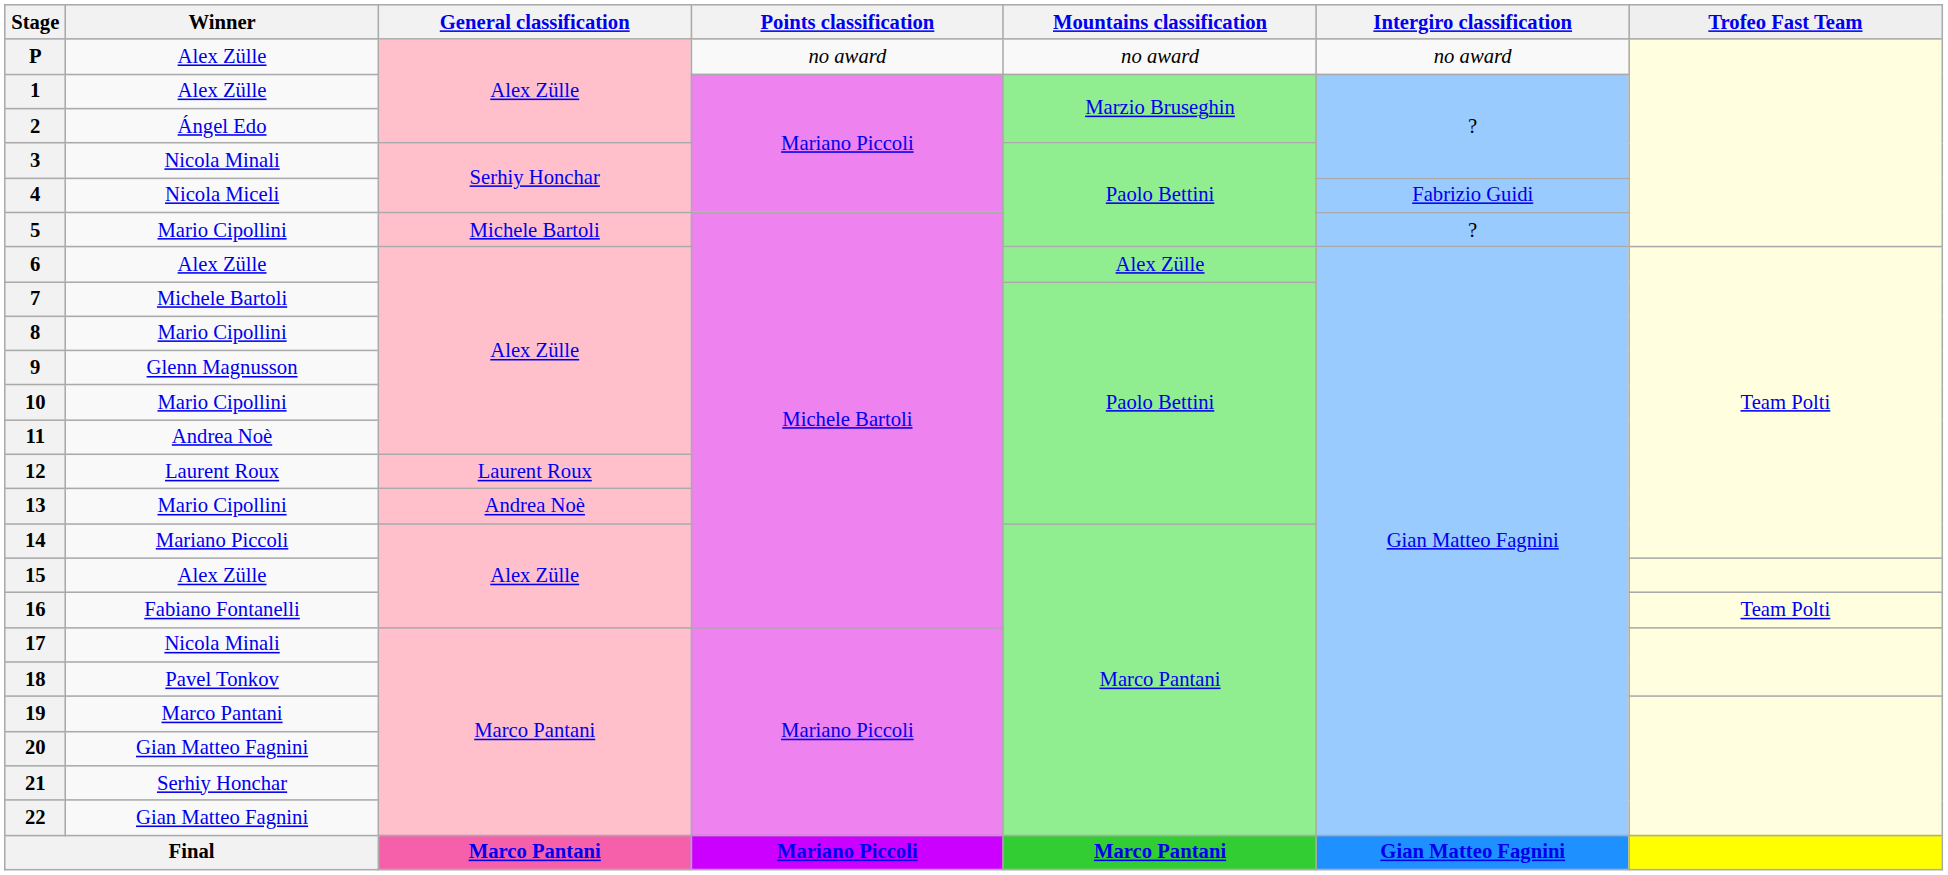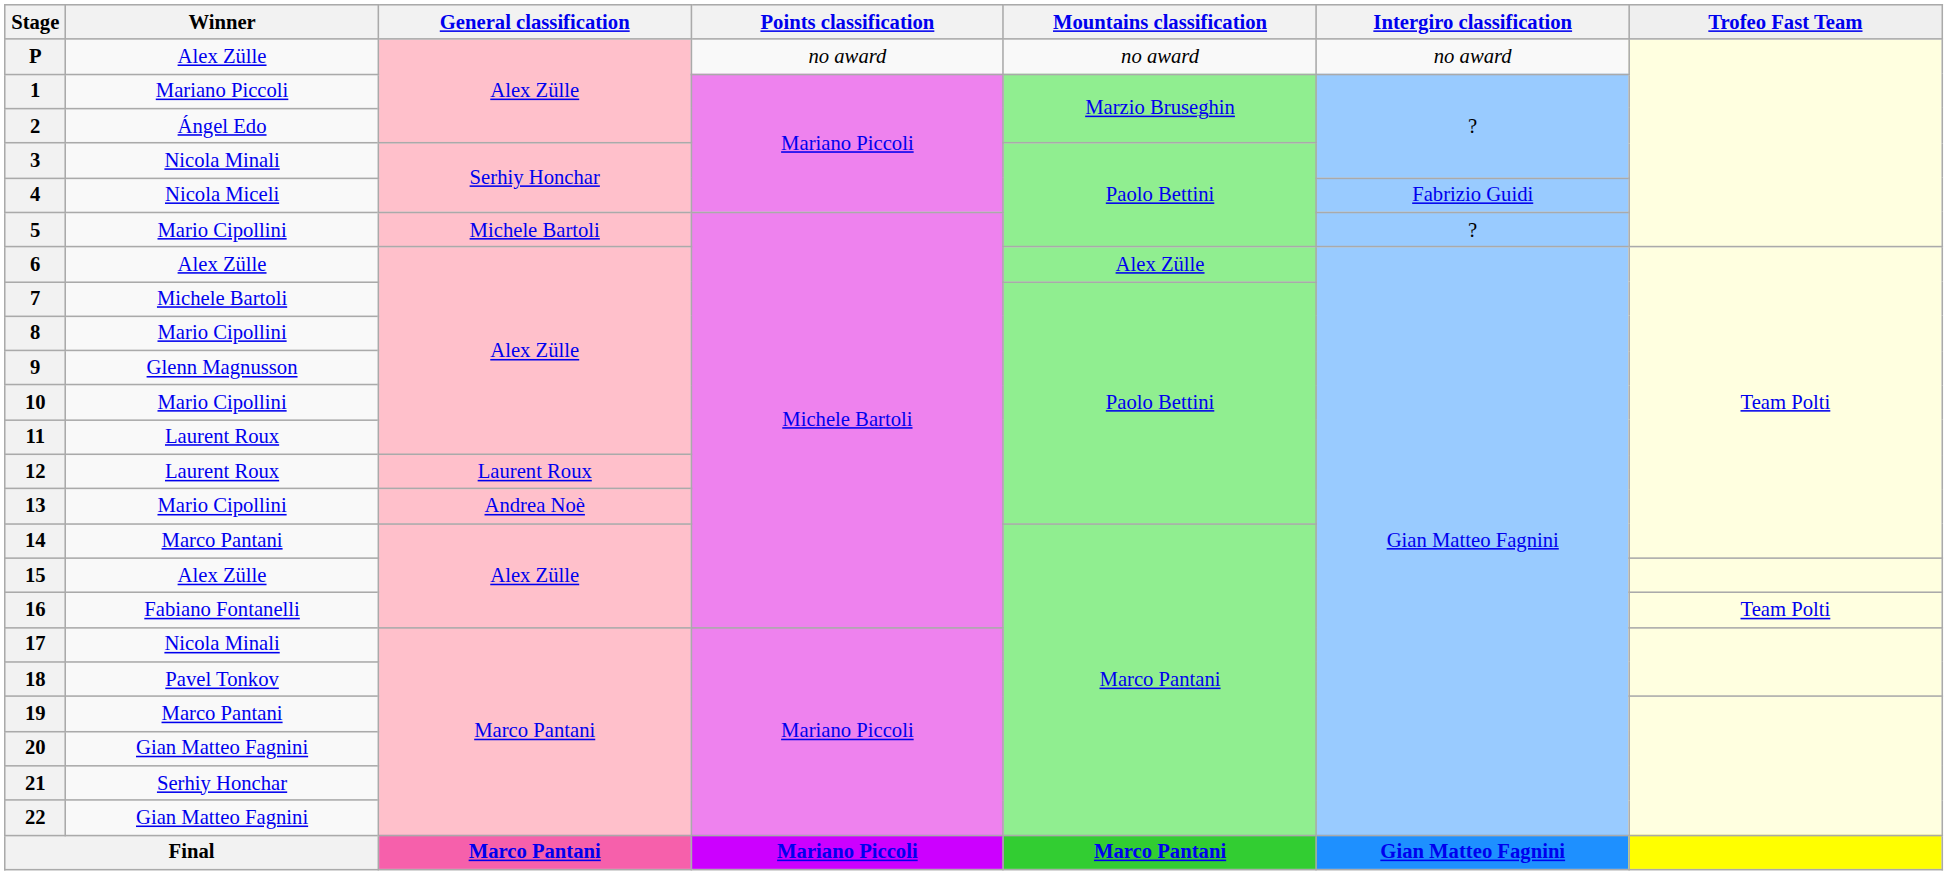(222, 91) Alex Zülle -> (222, 91) Mariano Piccoli
(222, 437) Andrea Noè -> (222, 437) Laurent Roux
(222, 540) Mariano Piccoli -> (222, 540) Marco Pantani
